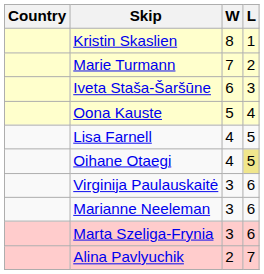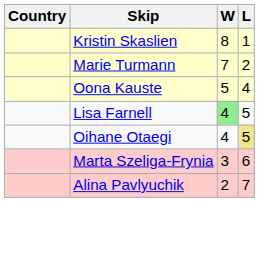- row: (142, 88)
(230, 137) no background -> (225, 112) lightgreen background
- row: (146, 185)
- row: (142, 209)
